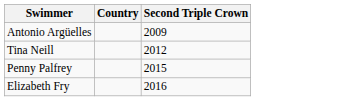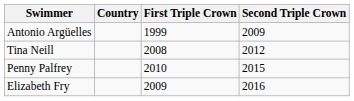+ column: (190, 13)
